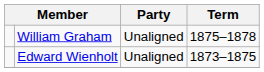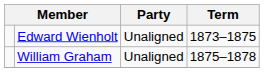rows swapped: (67, 57) <-> (65, 36)
